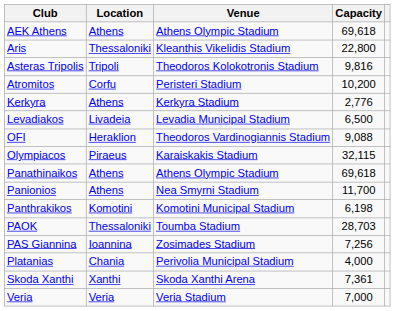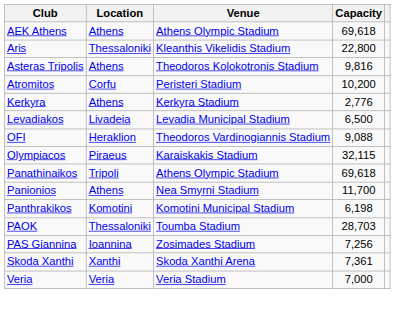(104, 66) Tripoli -> (106, 66) Athens
(106, 173) Athens -> (104, 173) Tripoli
- row: (30, 262)
